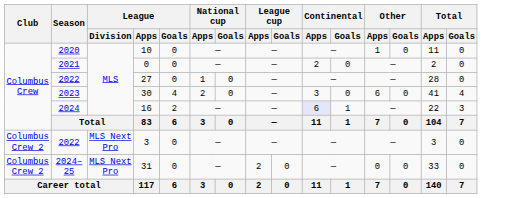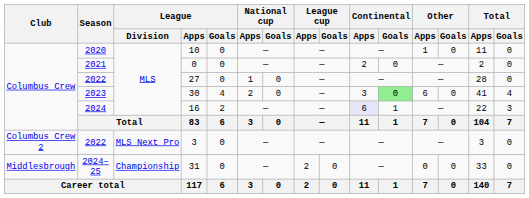(348, 94) no background -> (395, 94) lightgreen background
(28, 167) Columbus Crew 2 -> (41, 167) Middlesbrough
(110, 167) MLS Next Pro -> (147, 167) Championship
